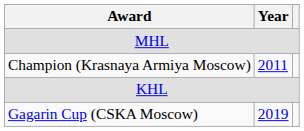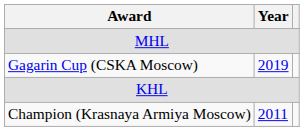rows swapped: (129, 65) <-> (103, 114)
